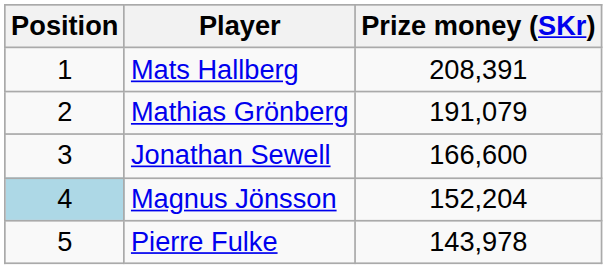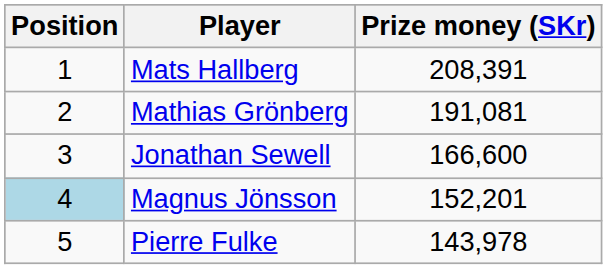(478, 112) 191,079 -> (478, 112) 191,081
(478, 198) 152,204 -> (478, 198) 152,201
